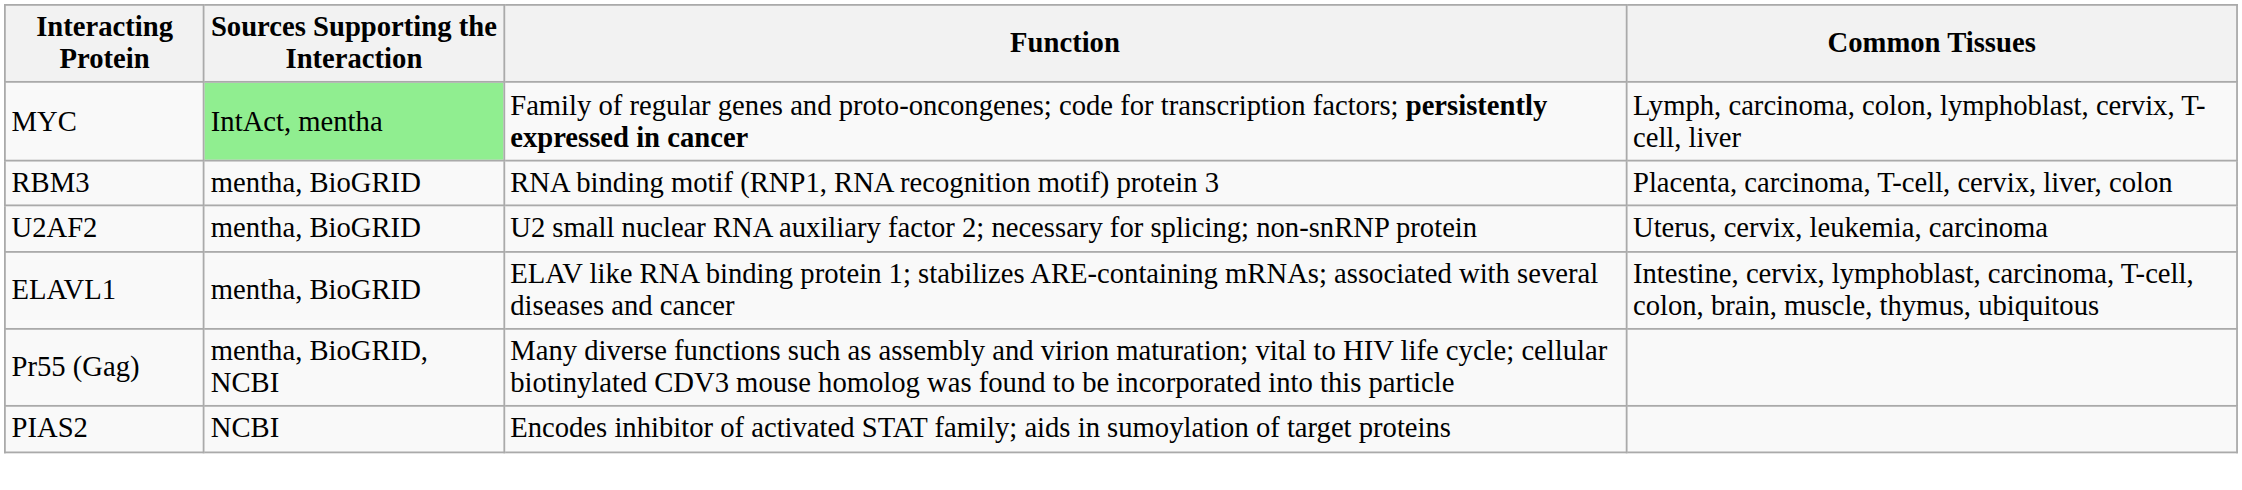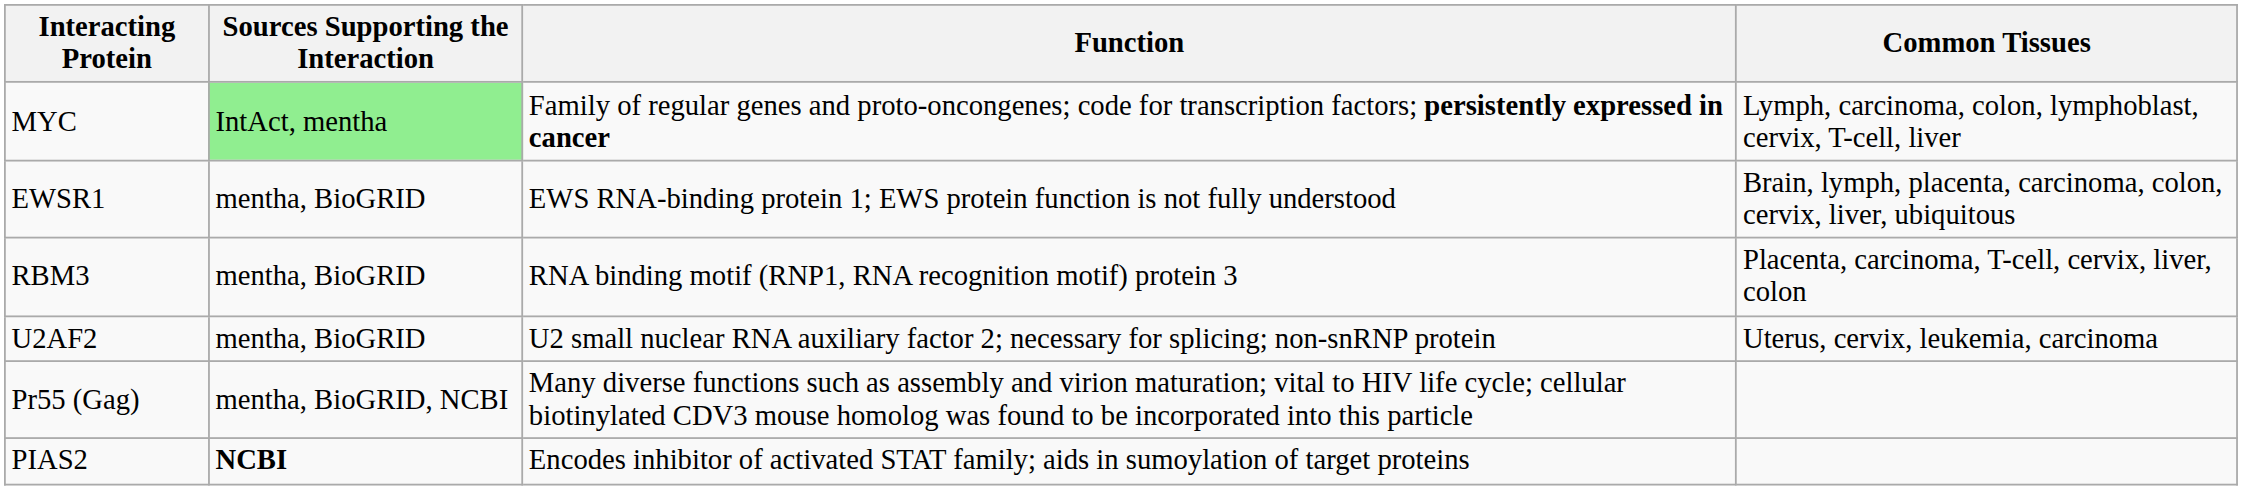+ row: (58, 198)
- row: (64, 289)
(245, 428) normal -> (251, 460) bold
